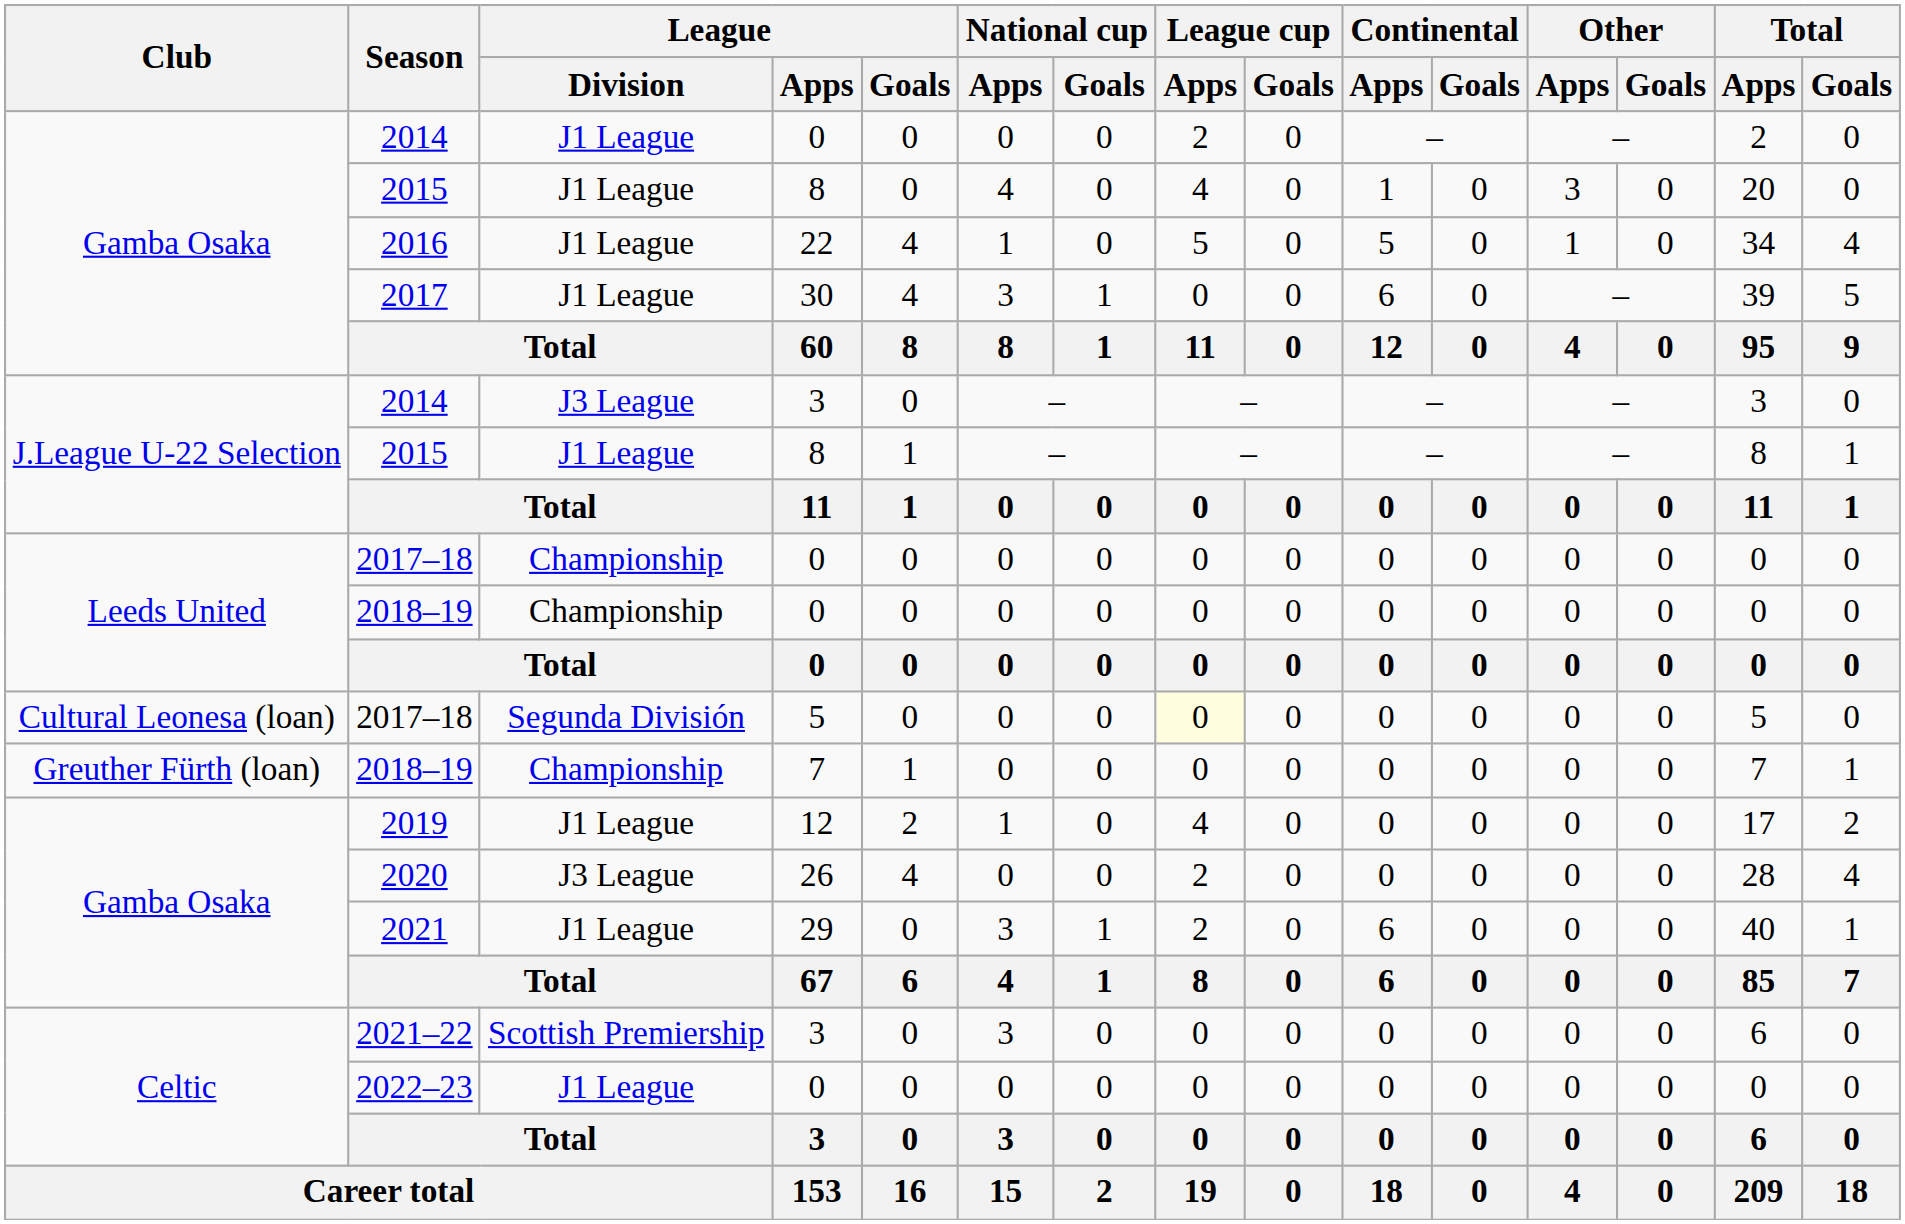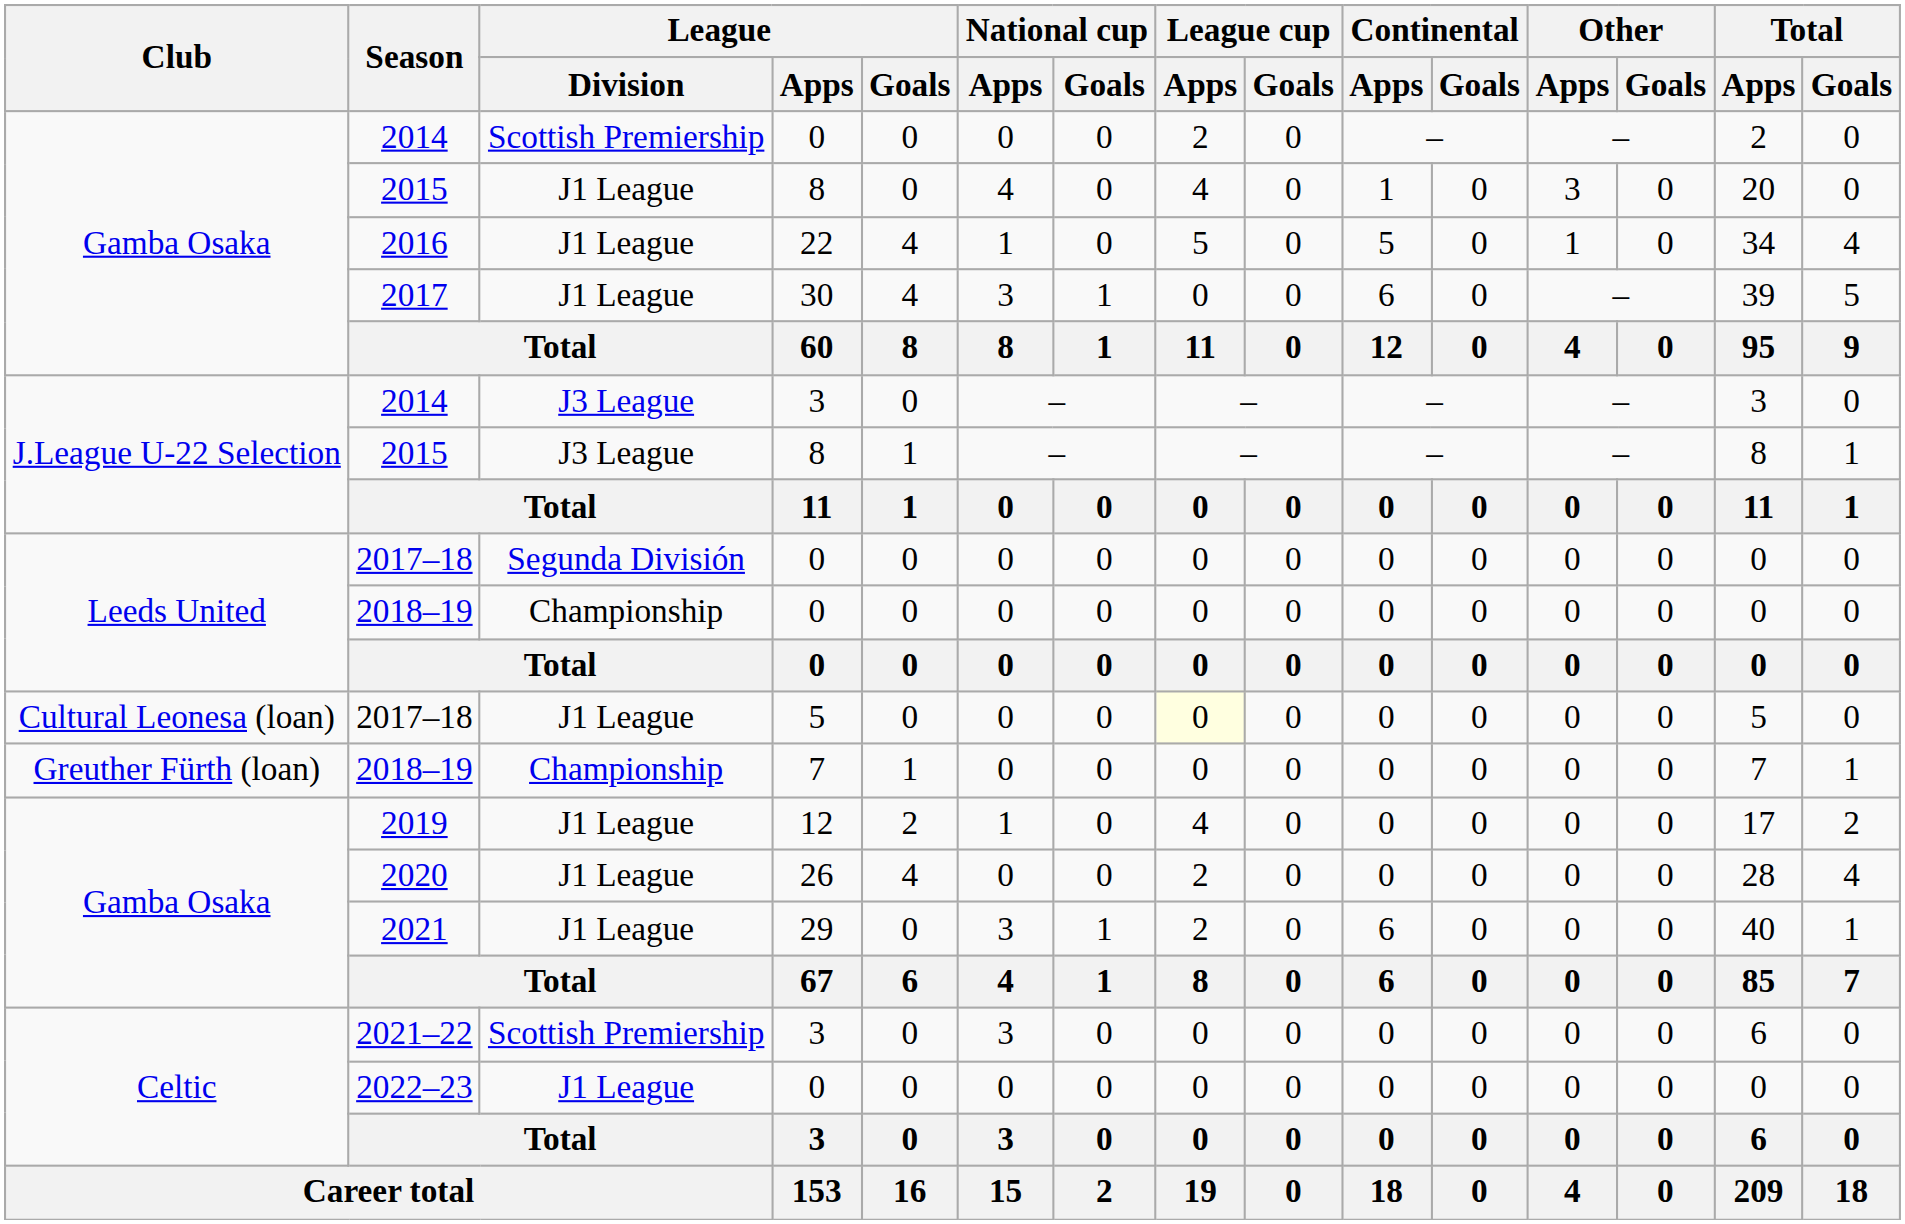(626, 136) J1 League -> (626, 136) Scottish Premiership
(626, 453) J1 League -> (626, 453) J3 League
(626, 558) Championship -> (626, 558) Segunda División
(626, 717) Segunda División -> (626, 717) J1 League
(626, 875) J3 League -> (626, 875) J1 League
